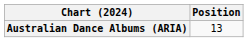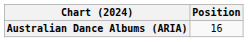(216, 29) 13 -> (216, 29) 16
